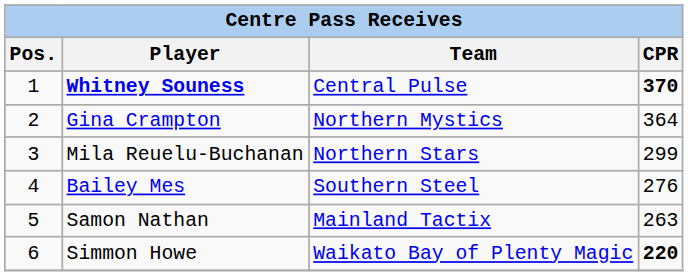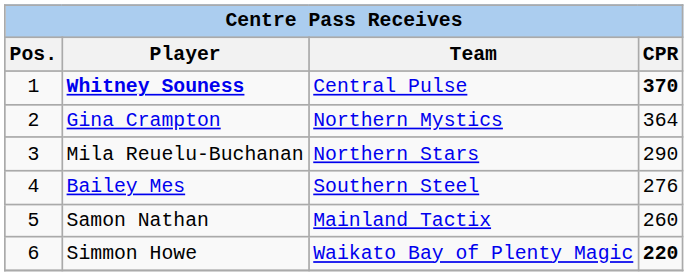(661, 154) 299 -> (661, 154) 290
(661, 221) 263 -> (661, 221) 260
